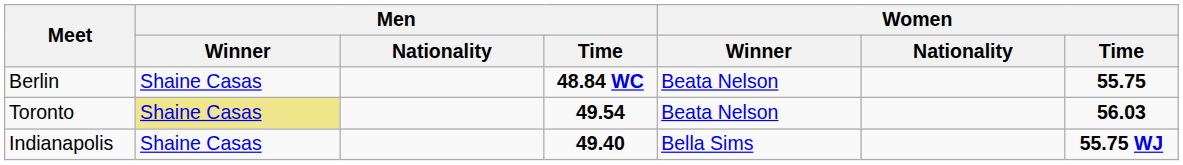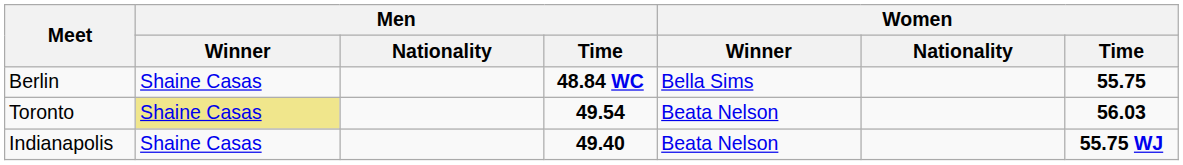(720, 81) Beata Nelson -> (707, 81) Bella Sims
(707, 143) Bella Sims -> (720, 143) Beata Nelson
